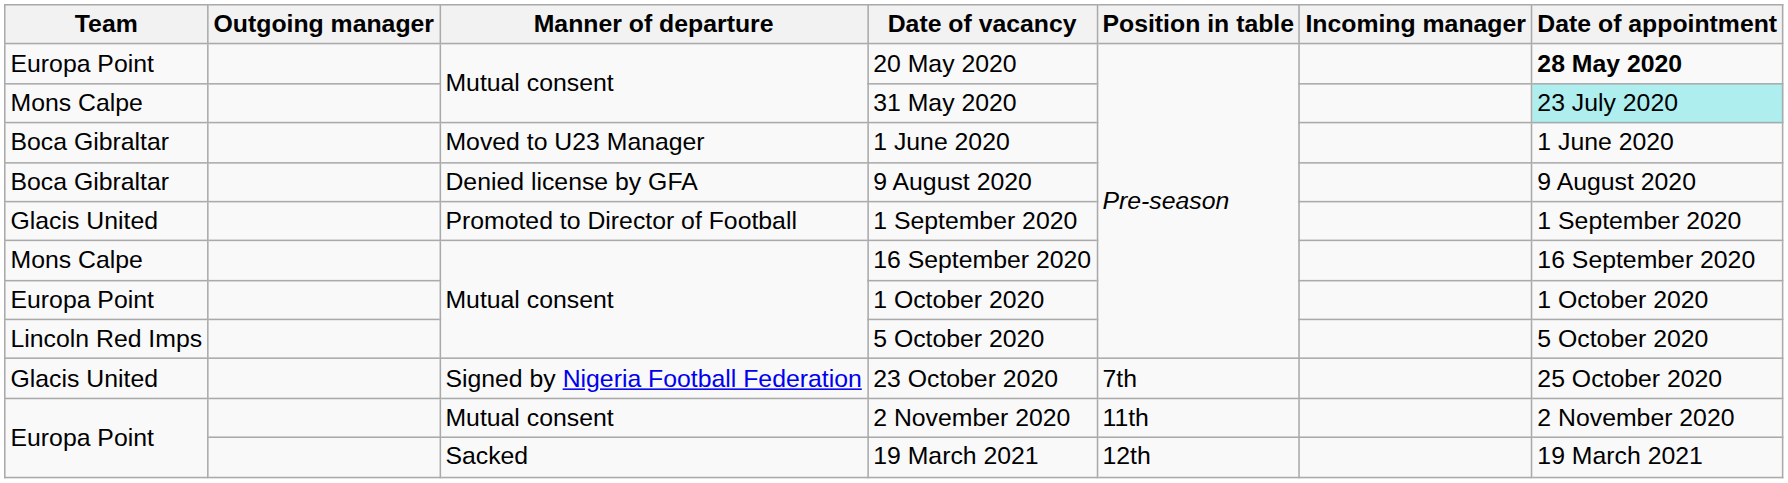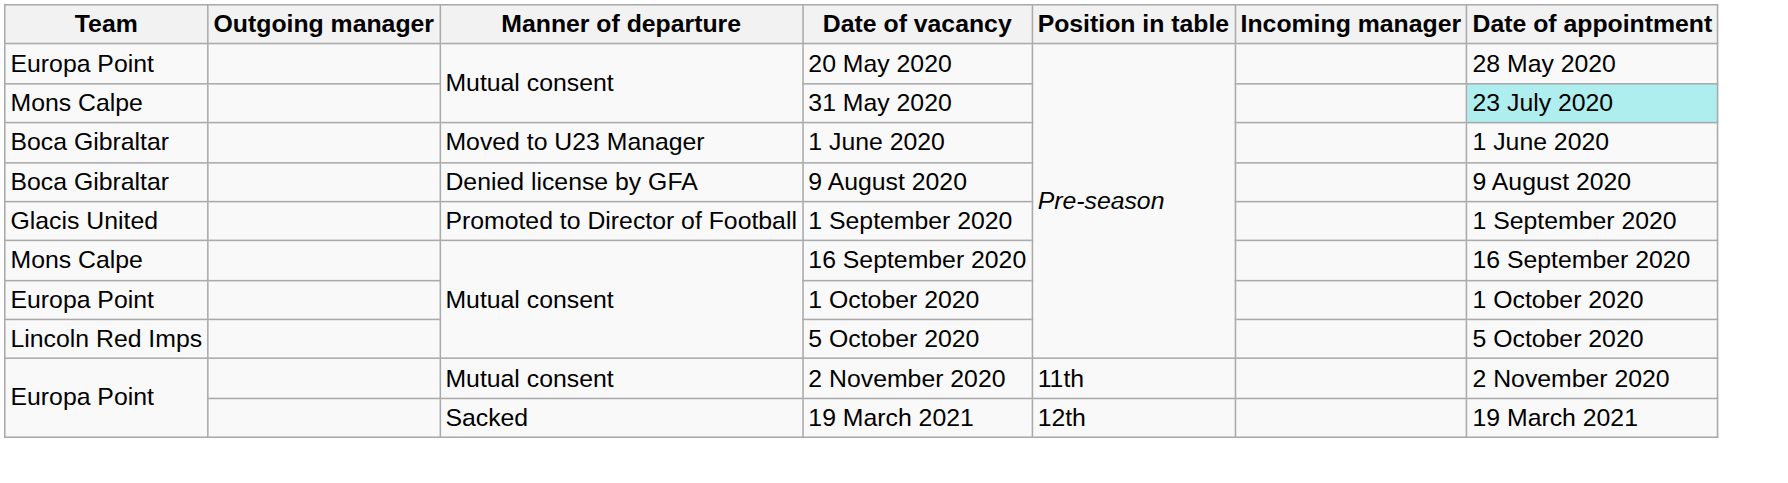(1610, 63) bold -> (1544, 63) normal
- row: (966, 378)
